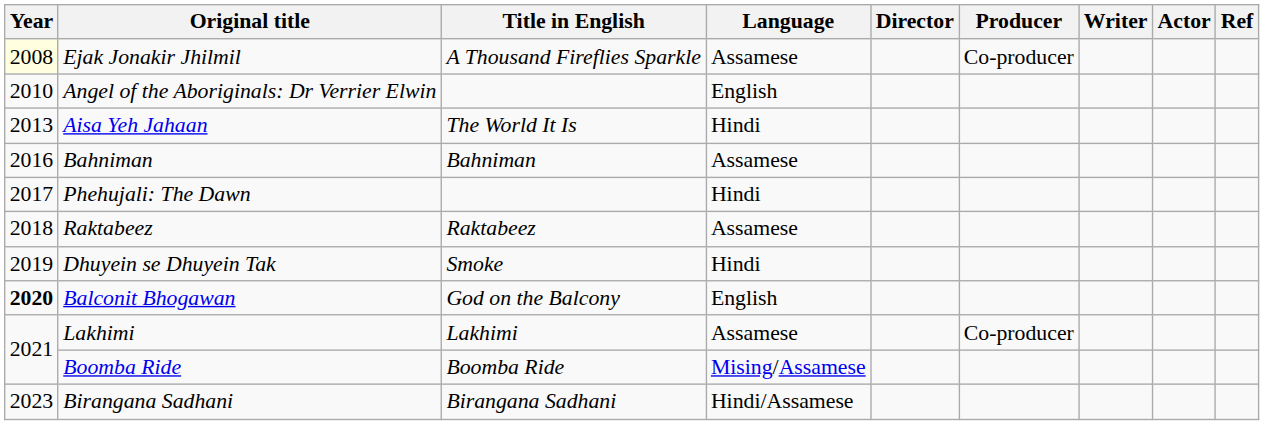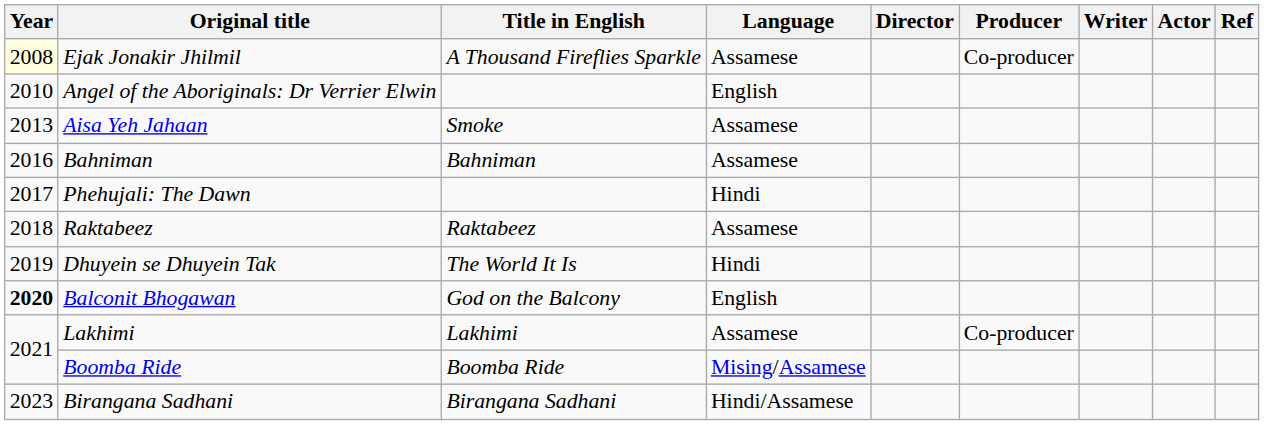(512, 125) The World It Is -> (475, 125) Smoke
(736, 125) Hindi -> (754, 125) Assamese
(475, 263) Smoke -> (512, 263) The World It Is
